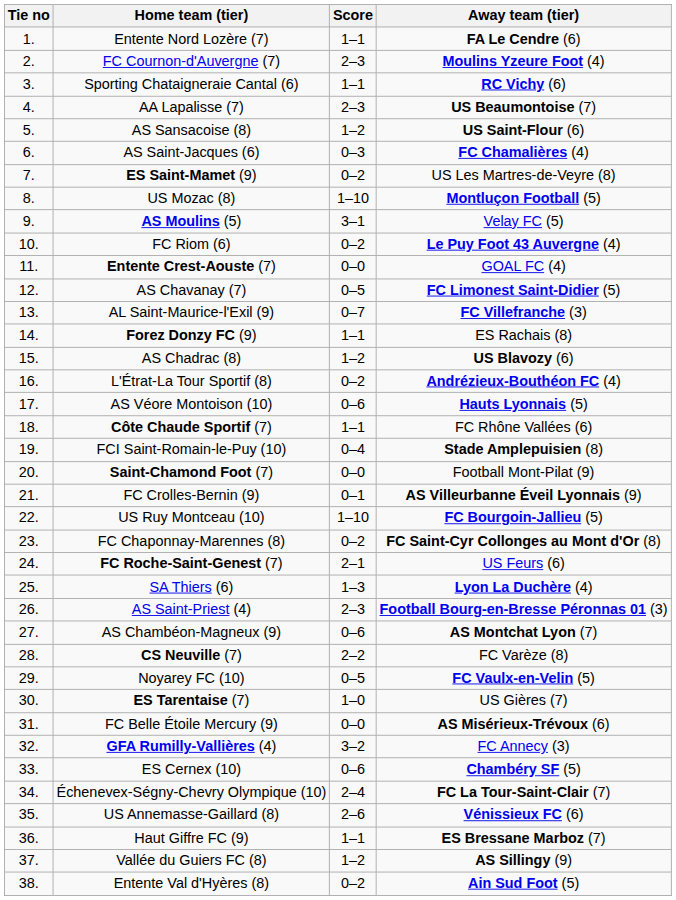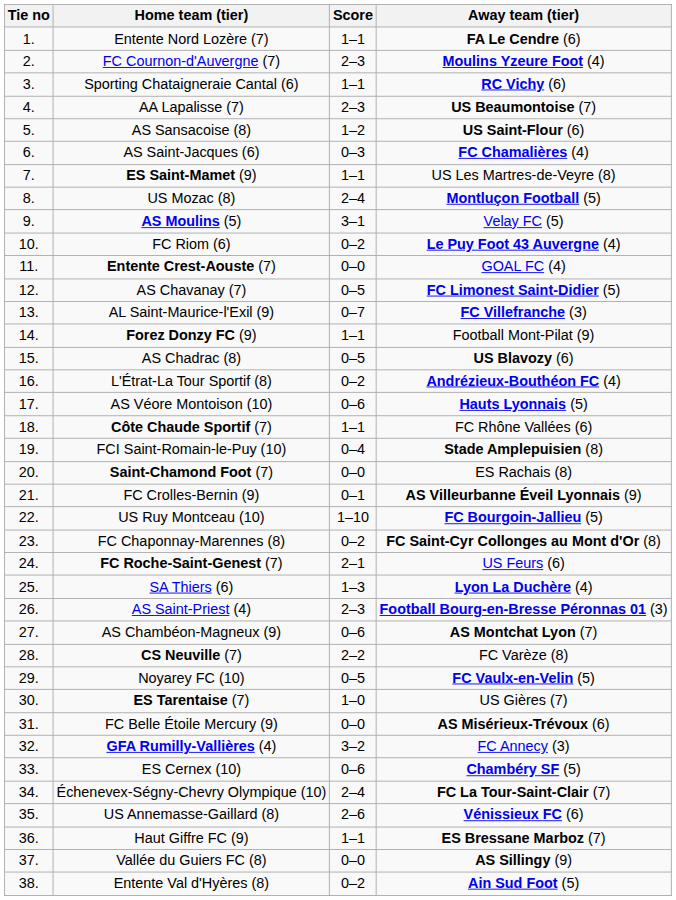(353, 175) 0–2 -> (353, 175) 1–1
(353, 198) 1–10 -> (353, 198) 2–4
(524, 335) ES Rachais (8) -> (524, 335) Football Mont-Pilat (9)
(353, 358) 1–2 -> (353, 358) 0–5
(524, 472) Football Mont-Pilat (9) -> (524, 472) ES Rachais (8)
(353, 860) 1–2 -> (353, 860) 0–0
